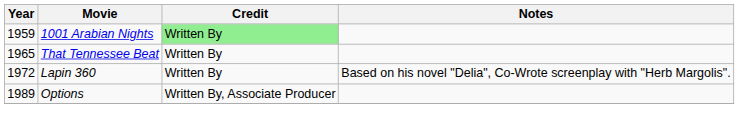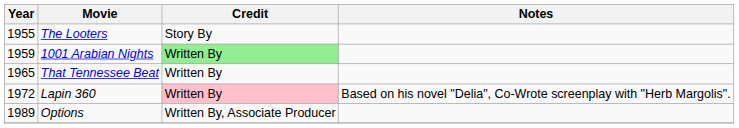+ row: (74, 34)
(193, 73) no background -> (193, 93) pink background
